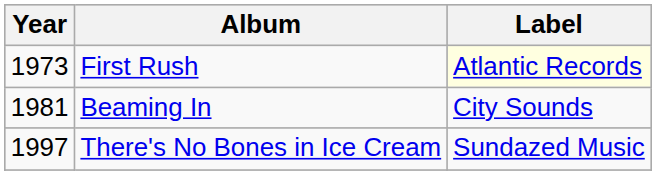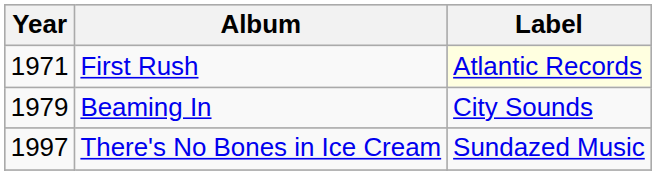(40, 66) 1973 -> (40, 66) 1971
(40, 107) 1981 -> (40, 107) 1979
